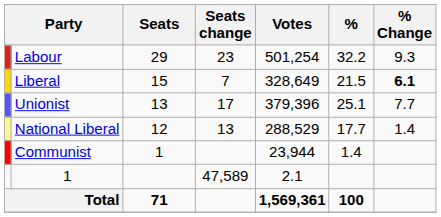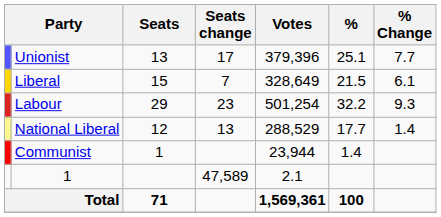rows swapped: (38, 57) <-> (42, 104)
(405, 81) bold -> (405, 81) normal
